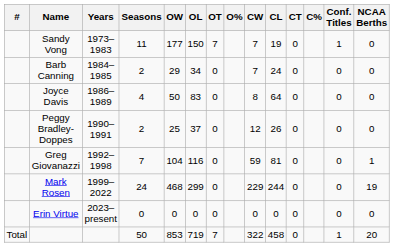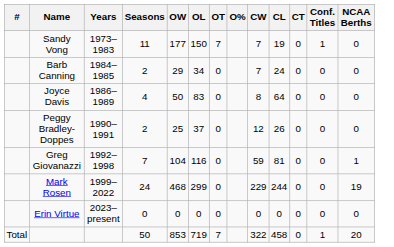- column: (314, 17)
